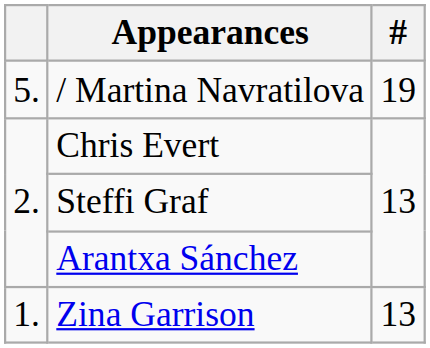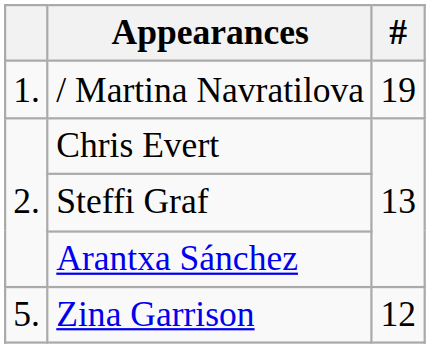(27, 88) 5. -> (27, 88) 1.
(27, 314) 1. -> (27, 314) 5.
(398, 314) 13 -> (398, 314) 12
